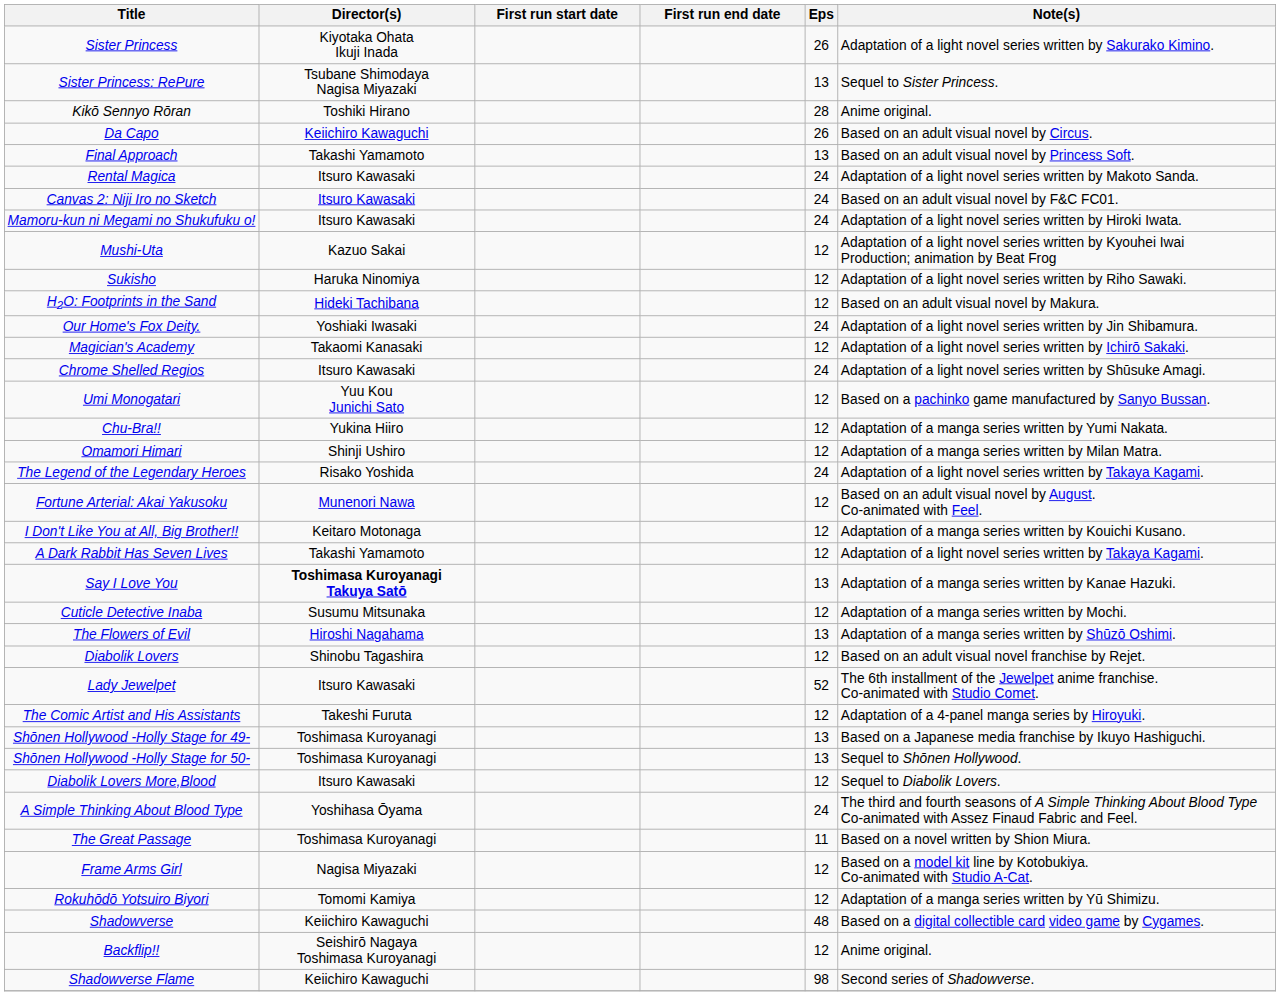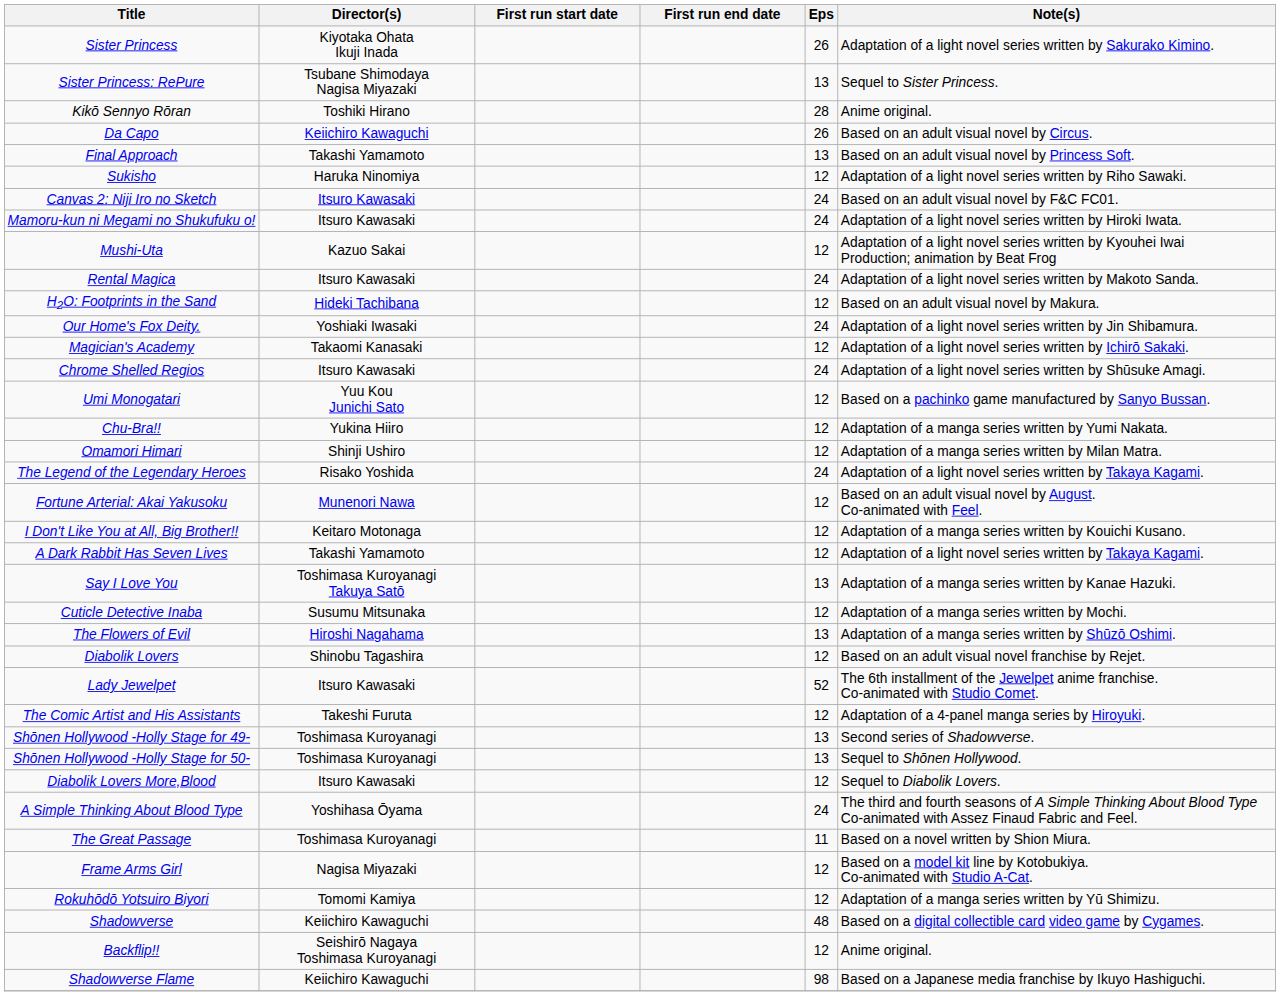rows swapped: (132, 280) <-> (131, 177)
(367, 583) bold -> (367, 583) normal
(1023, 737) Based on a Japanese media franchise by Ikuyo Hashiguchi. -> (938, 737) Second series of Shadowverse.
(938, 980) Second series of Shadowverse. -> (1023, 980) Based on a Japanese media franchise by Ikuyo Hashiguchi.
